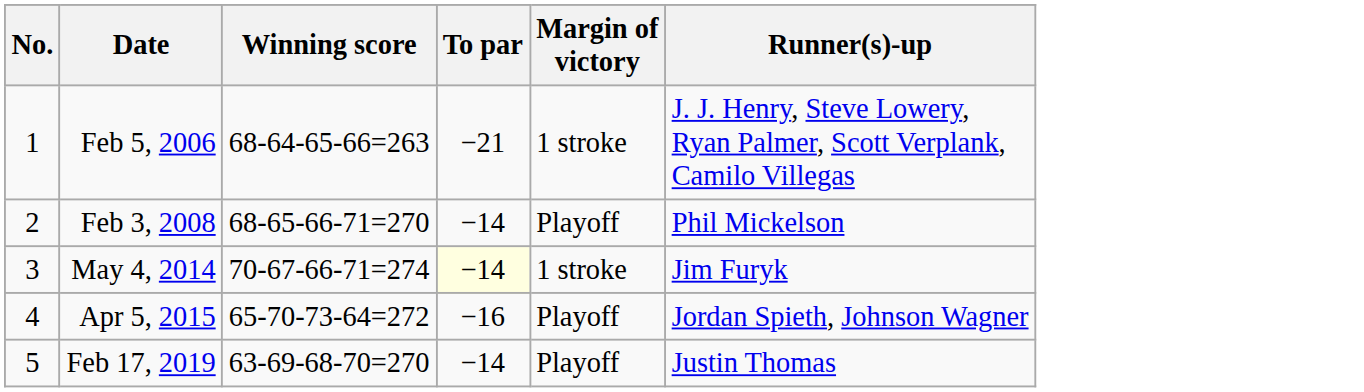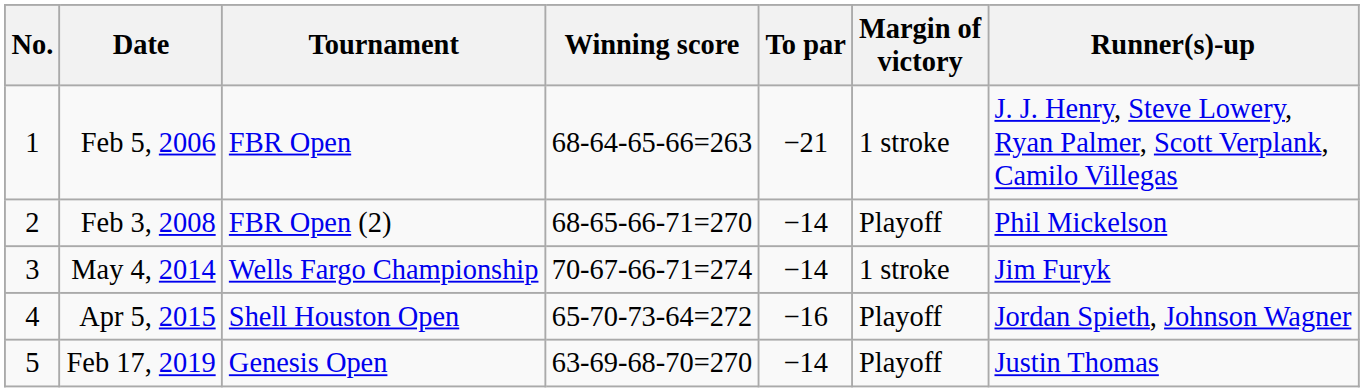+ column: (384, 44)
(483, 269) lightyellow background -> (806, 269) no background
